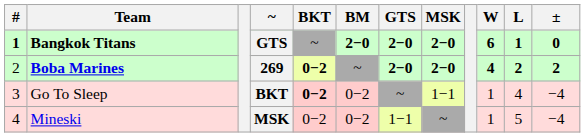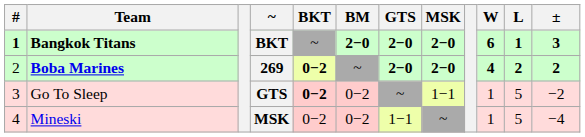(272, 43) GTS -> (272, 43) BKT
(556, 43) 0 -> (556, 43) 3
(272, 94) BKT -> (272, 94) GTS
(518, 94) 4 -> (518, 94) 5
(556, 94) −4 -> (556, 94) −2
